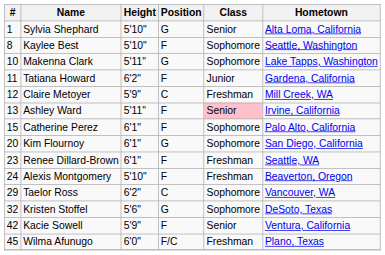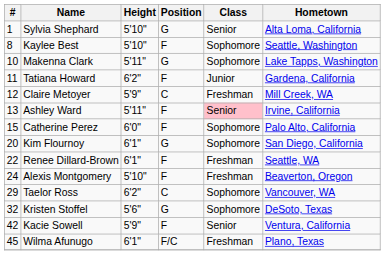(132, 128) 6'1" -> (132, 128) 6'0"
(13, 160) 23 -> (13, 160) 22
(132, 242) 6'0" -> (132, 242) 6'1"
